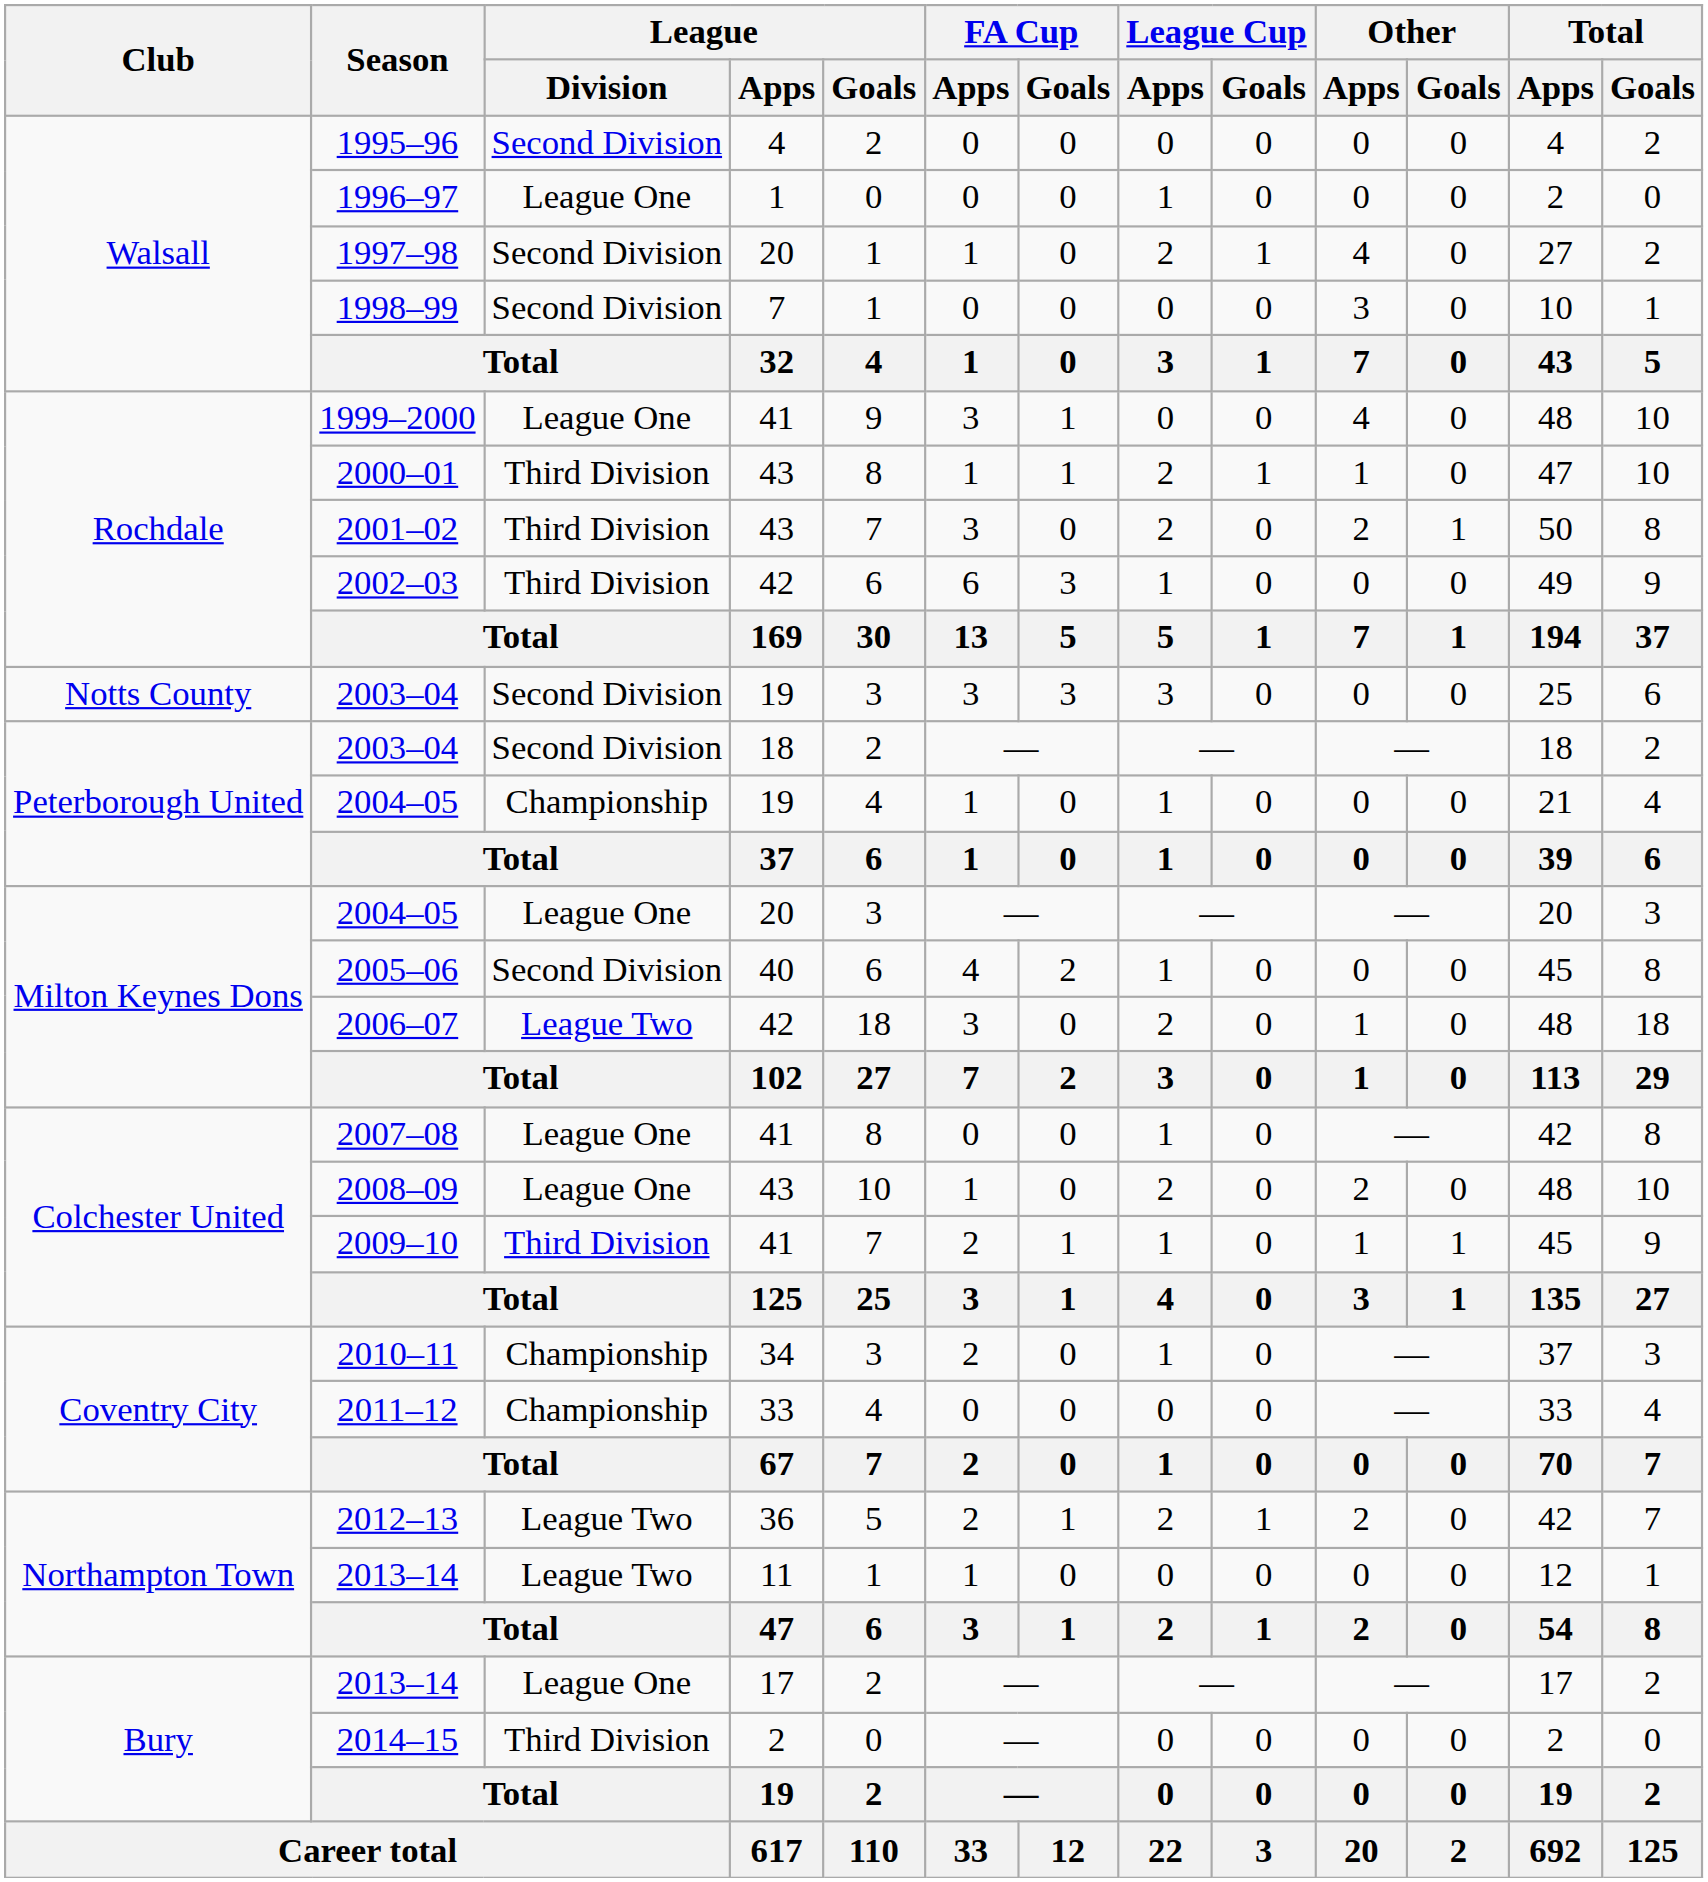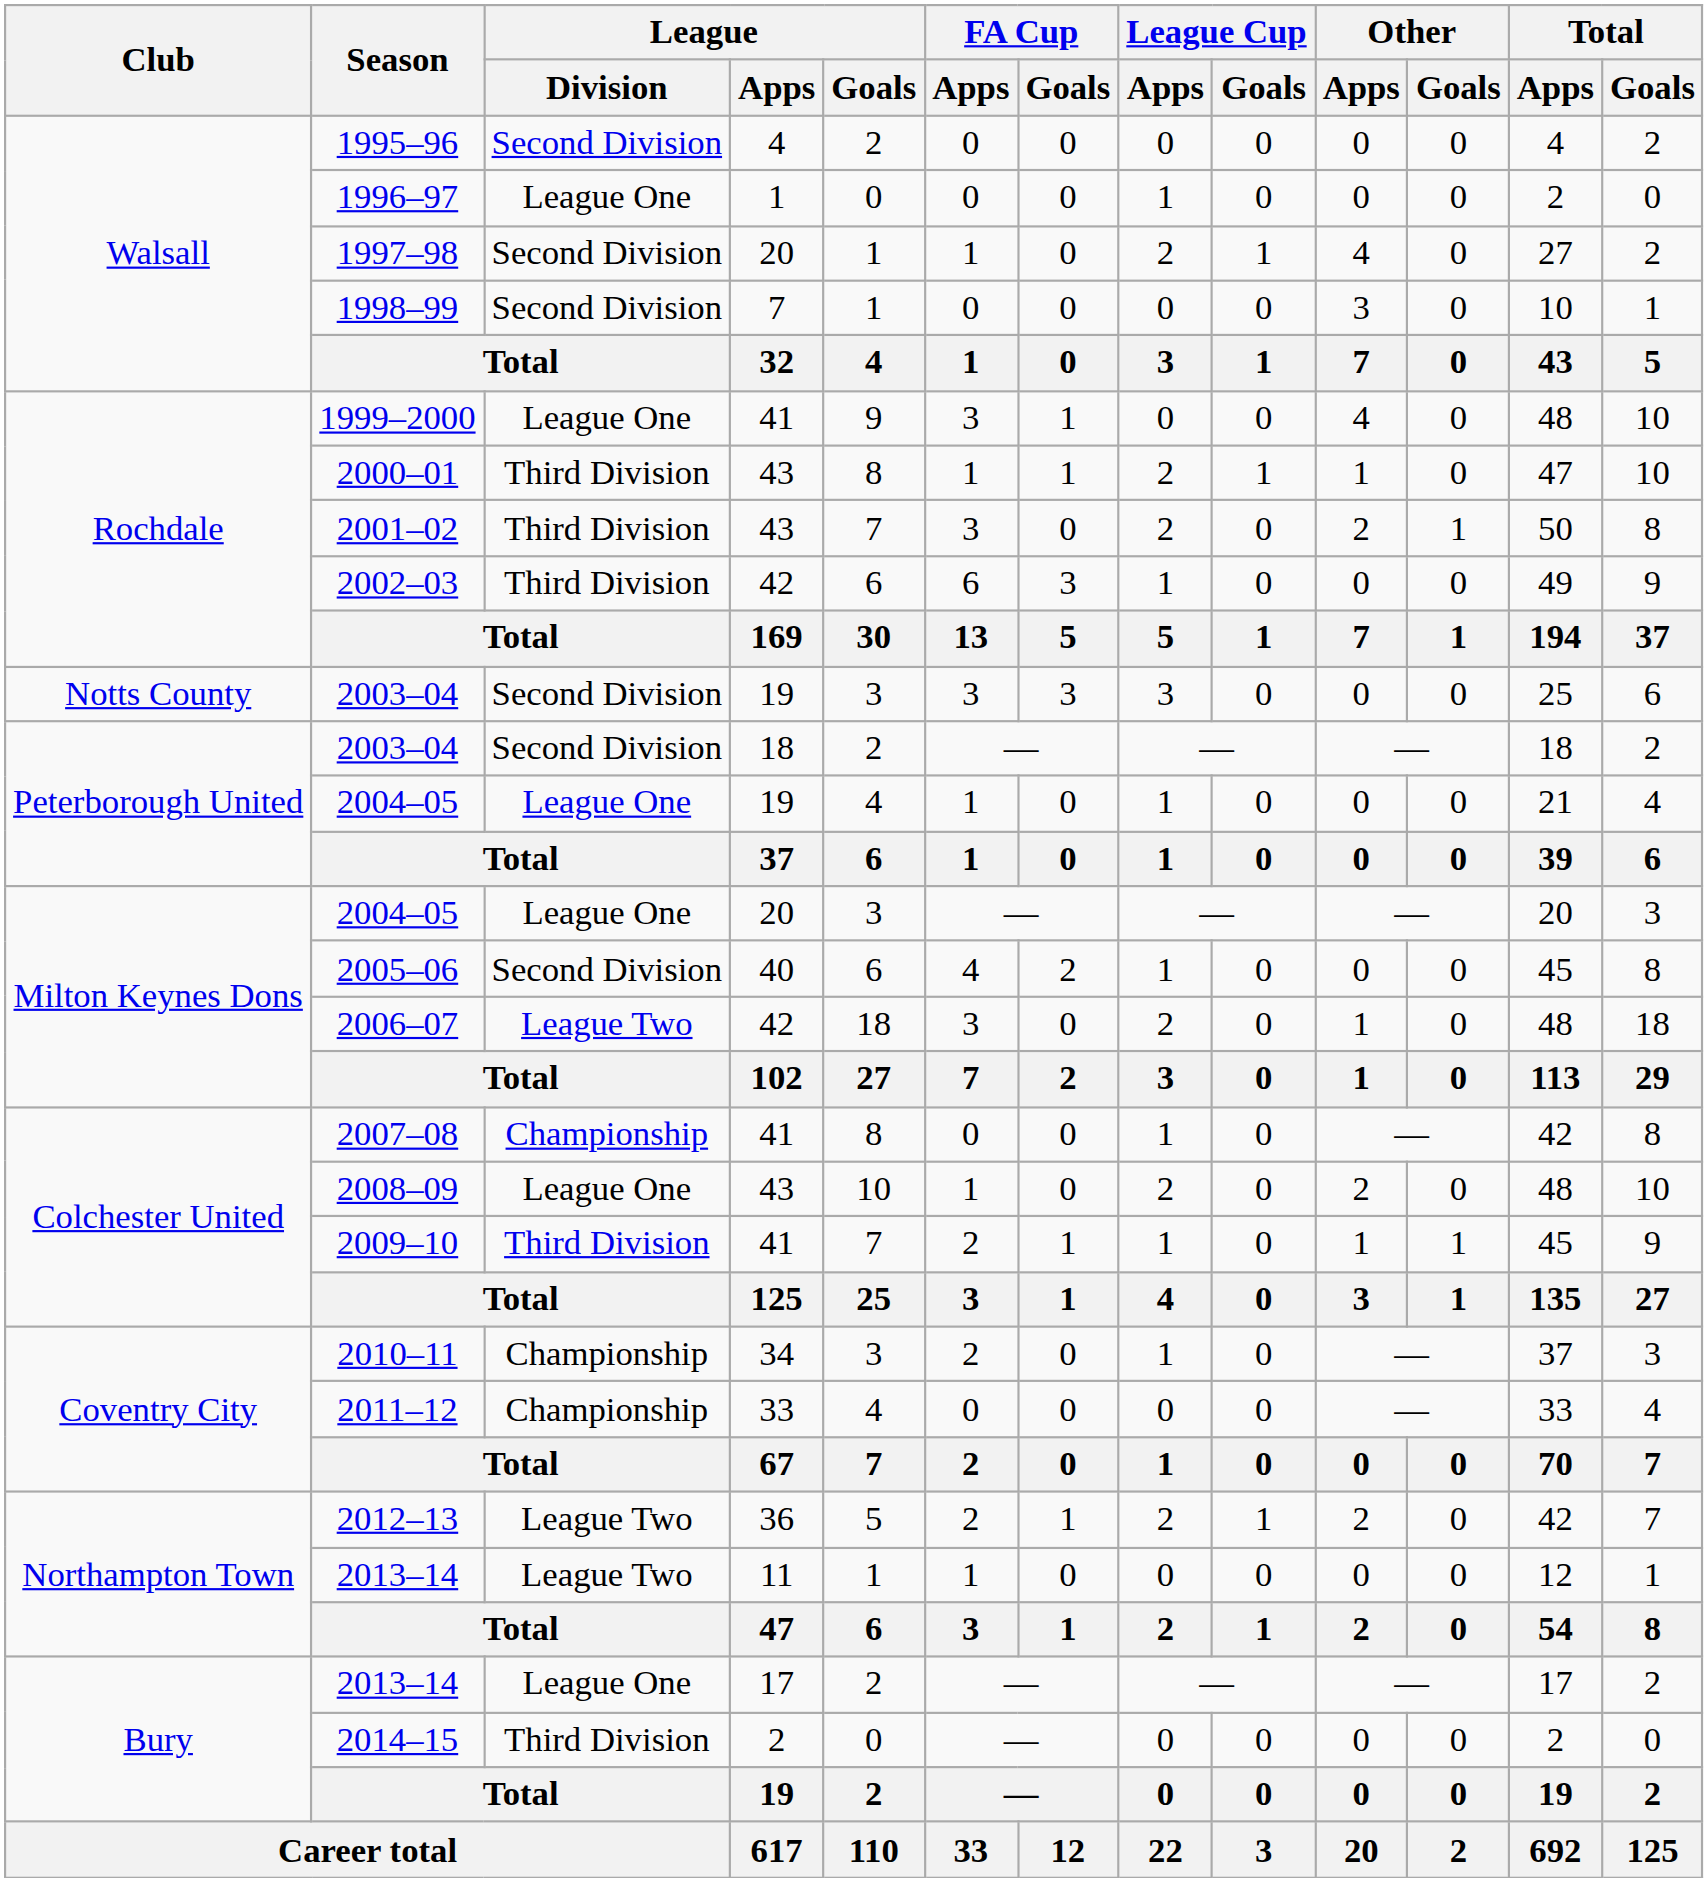(607, 802) Championship -> (607, 802) League One
(607, 1133) League One -> (607, 1133) Championship
